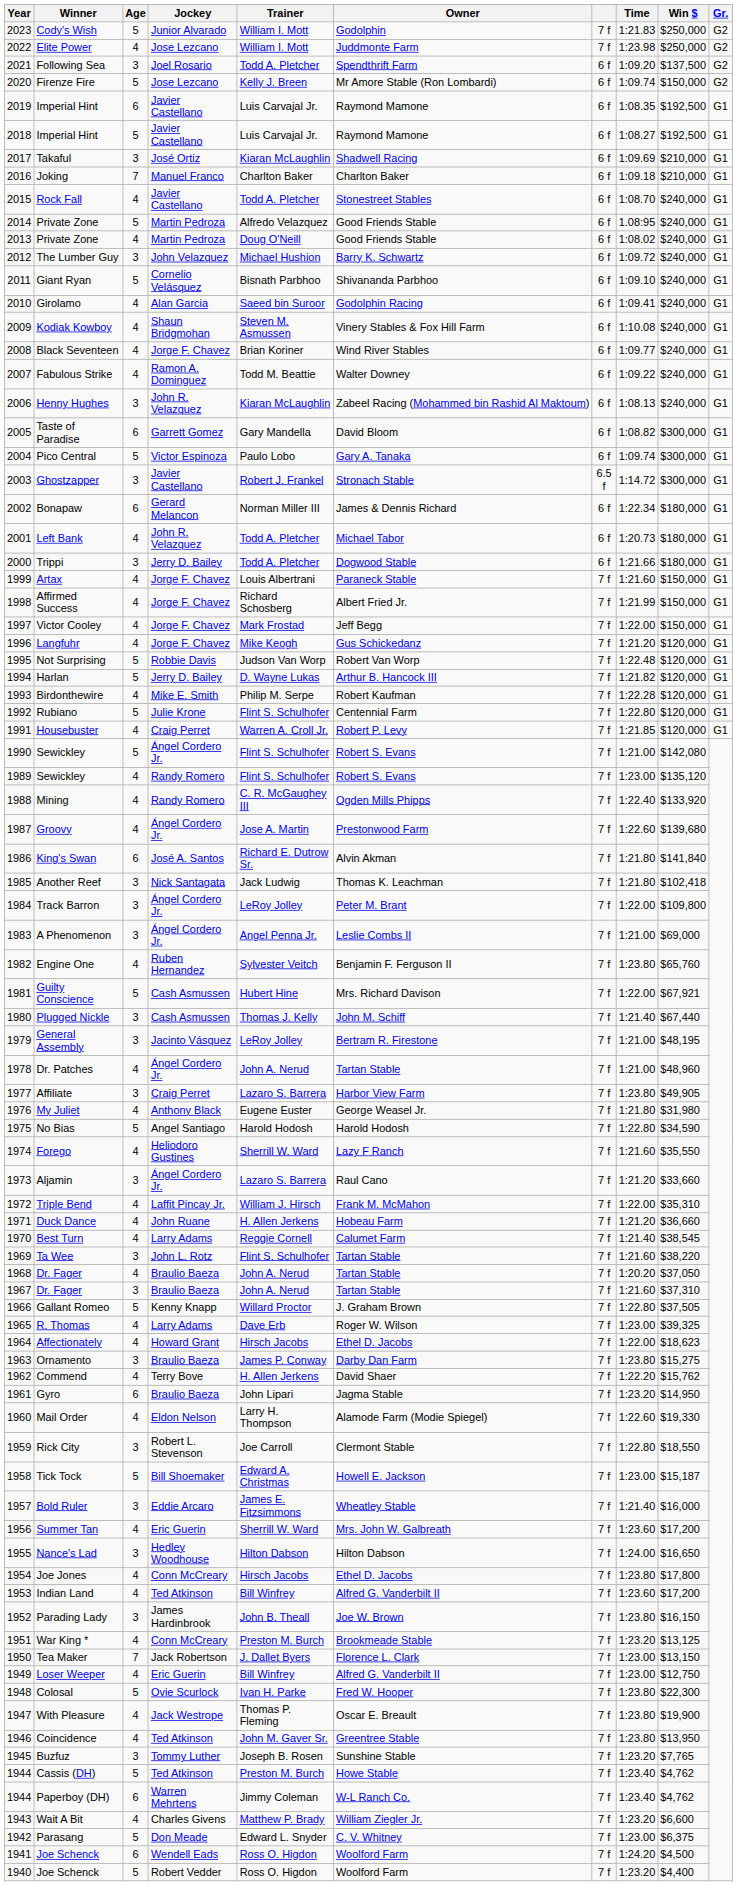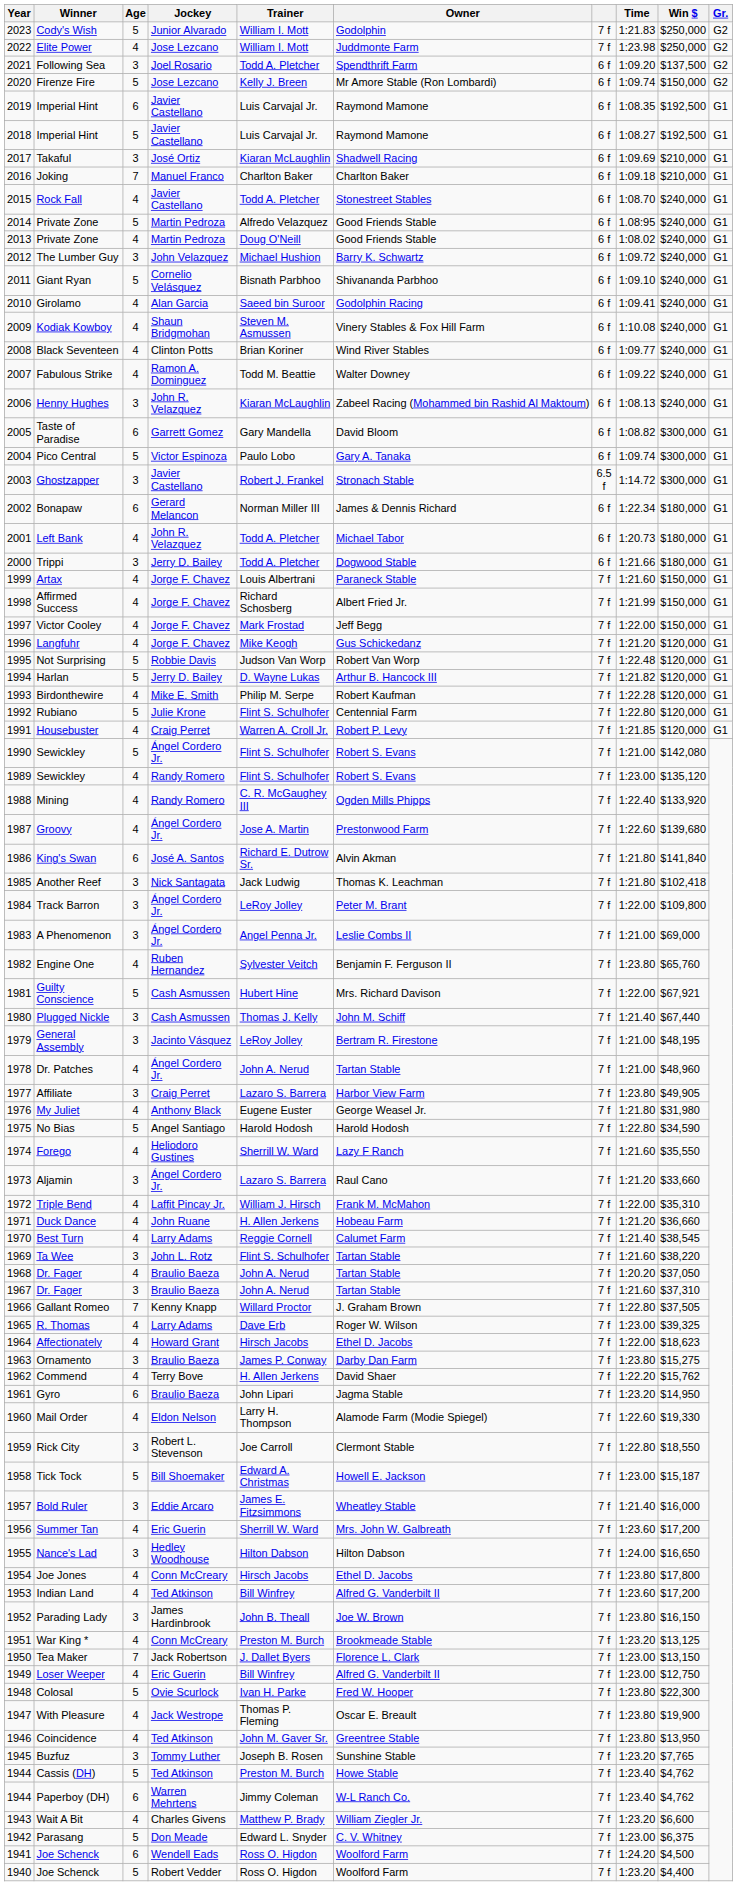(190, 351) Jorge F. Chavez -> (182, 351) Clinton Potts
(135, 1308) 5 -> (135, 1308) 7
